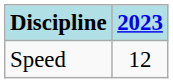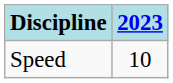(140, 58) 12 -> (140, 58) 10
